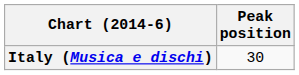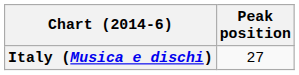(255, 58) 30 -> (255, 58) 27
